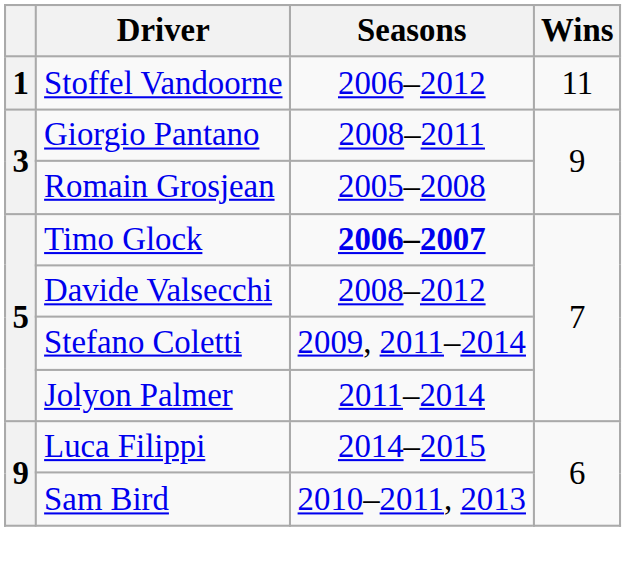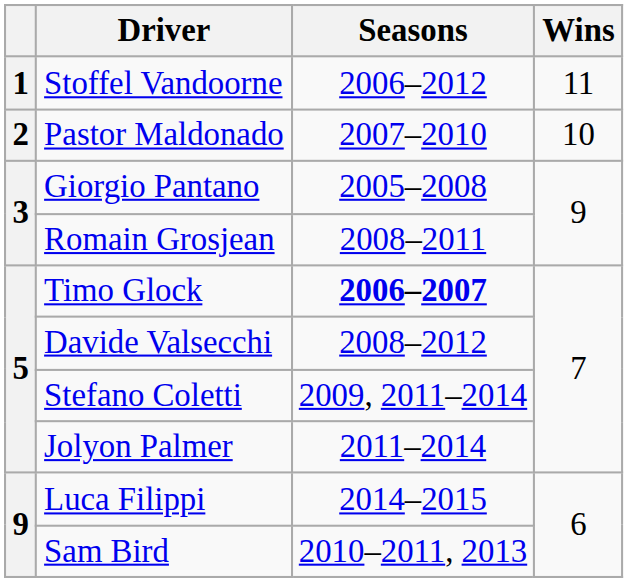+ row: (164, 134)
(412, 134) 2008–2011 -> (413, 186) 2005–2008
(412, 186) 2005–2008 -> (413, 238) 2008–2011
